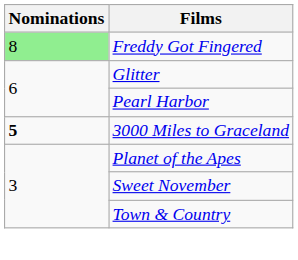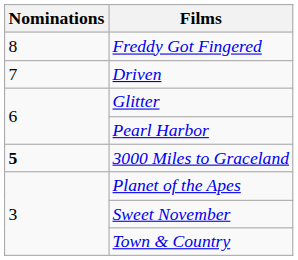(13, 46) lightgreen background -> (13, 46) no background
+ row: (137, 74)
